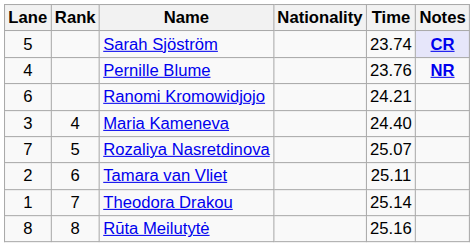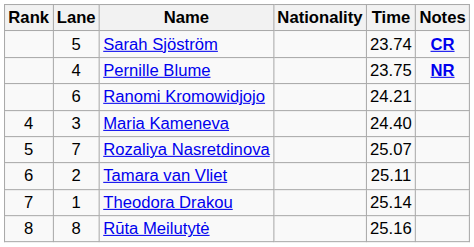columns swapped: (75, 17) <-> (28, 17)
(443, 44) lavender background -> (443, 44) no background
(391, 70) 23.76 -> (391, 70) 23.75
